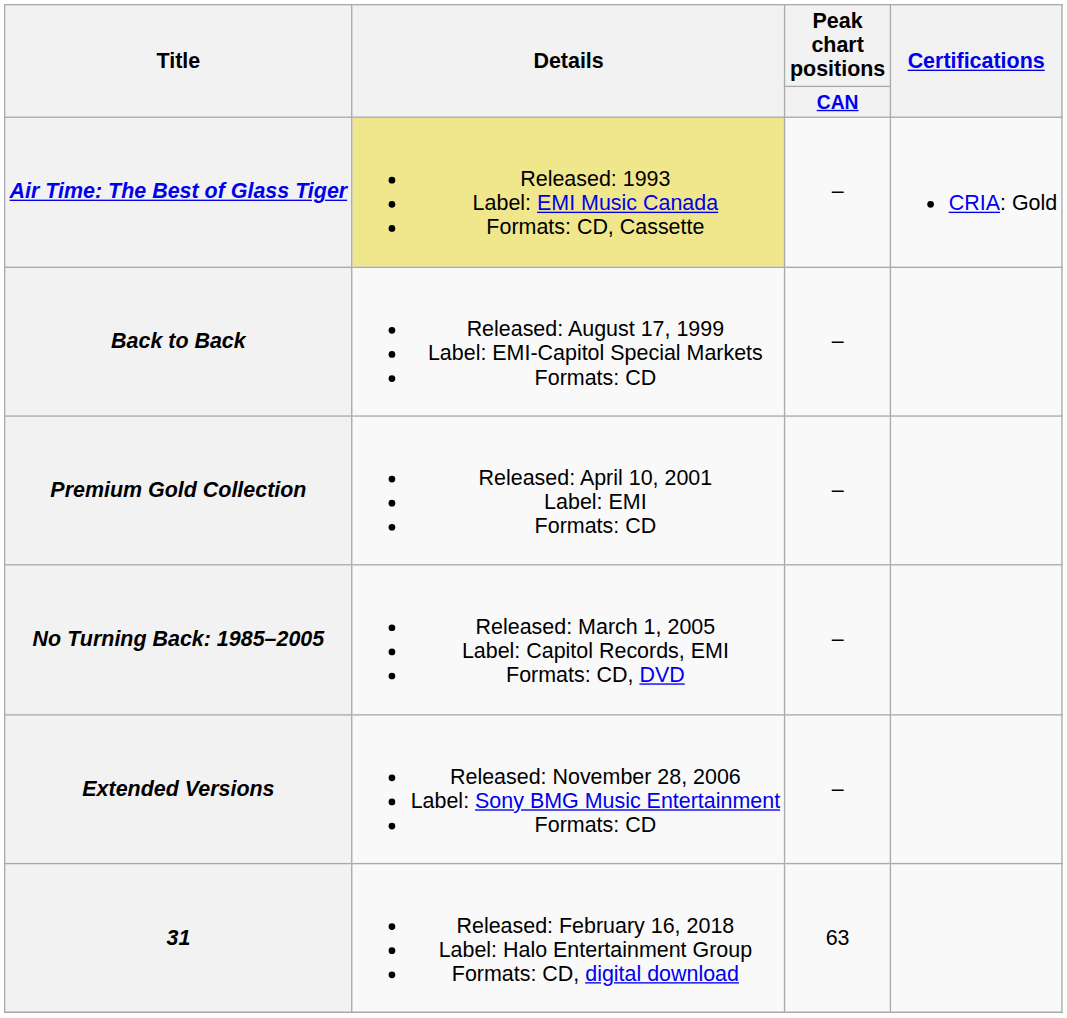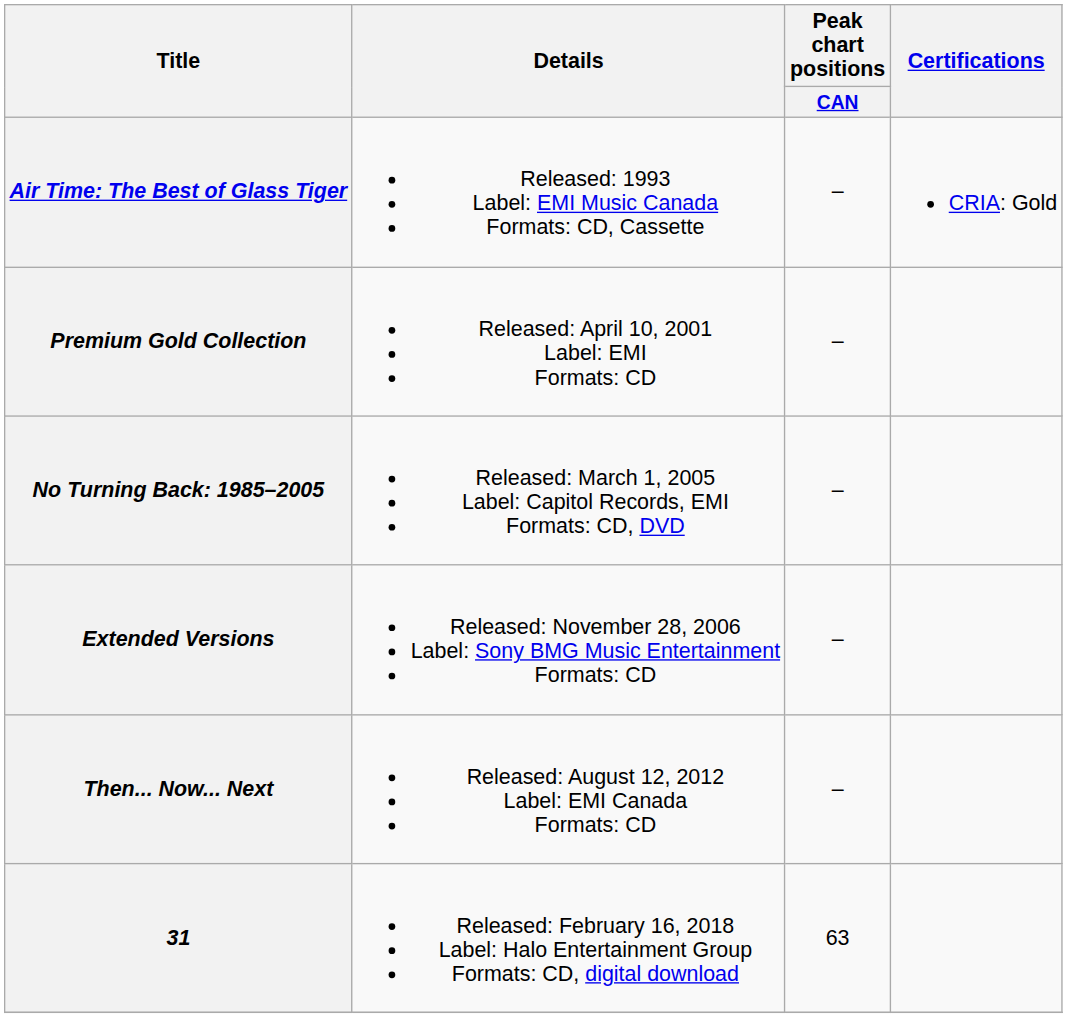(569, 204) khaki background -> (569, 204) no background
- row: (178, 341)
+ row: (178, 788)
